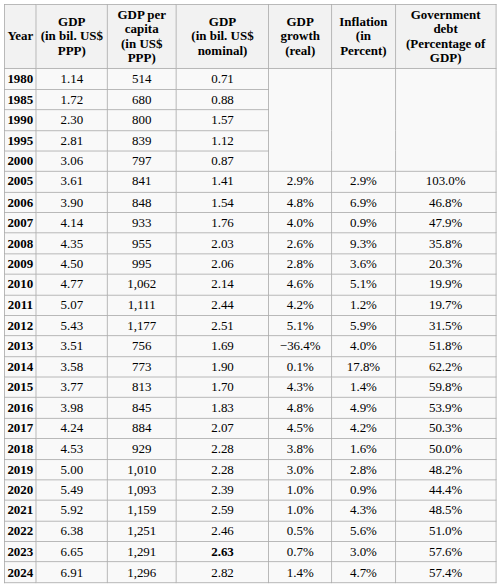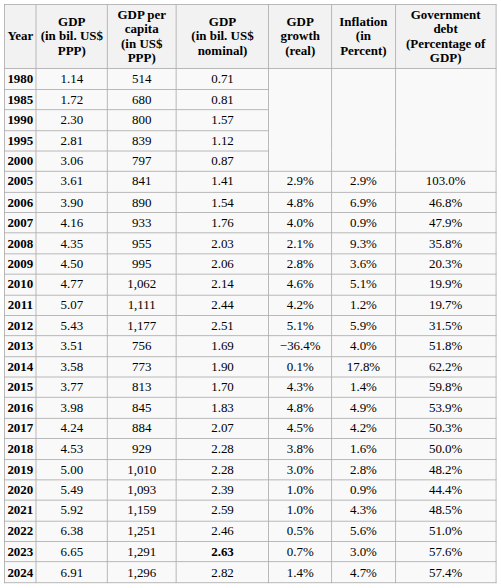(223, 99) 0.88 -> (223, 99) 0.81
(142, 202) 848 -> (142, 202) 890
(72, 222) 4.14 -> (72, 222) 4.16
(300, 243) 2.6% -> (300, 243) 2.1%
